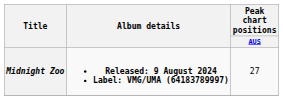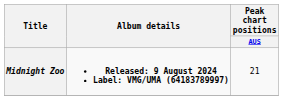(255, 71) 27 -> (255, 71) 21
